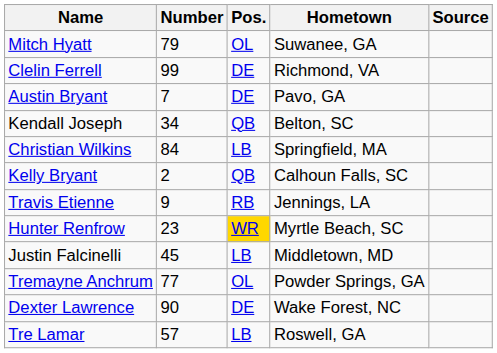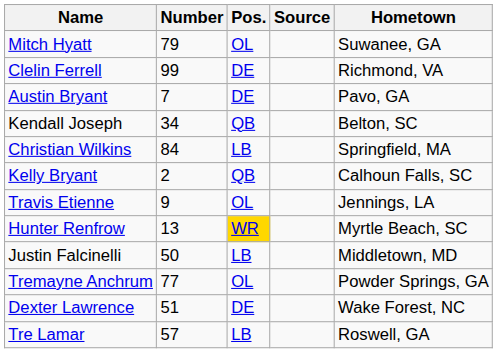columns swapped: (349, 17) <-> (461, 17)
(243, 202) RB -> (242, 202) OL
(170, 228) 23 -> (170, 228) 13
(170, 255) 45 -> (170, 255) 50
(170, 307) 90 -> (170, 307) 51
